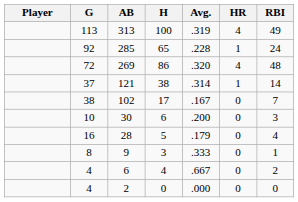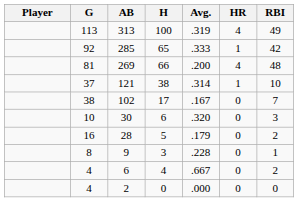(201, 48) .228 -> (201, 48) .333
(275, 48) 24 -> (275, 48) 42
(89, 65) 72 -> (89, 65) 81
(164, 65) 86 -> (164, 65) 66
(201, 65) .320 -> (201, 65) .200
(275, 83) 14 -> (275, 83) 10
(201, 118) .200 -> (201, 118) .320
(275, 135) 4 -> (275, 135) 2
(201, 153) .333 -> (201, 153) .228
